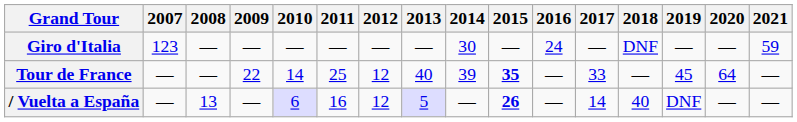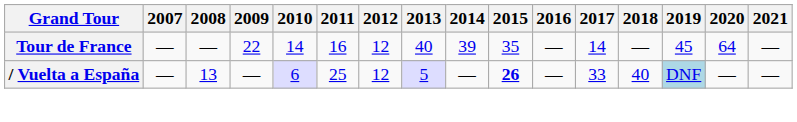- row: (74, 46)
(338, 74) 25 -> (338, 46) 16
(510, 74) bold -> (510, 46) normal
(597, 74) 33 -> (597, 46) 14
(338, 102) 16 -> (338, 74) 25
(597, 102) 14 -> (597, 74) 33
(684, 102) no background -> (684, 74) lightblue background
